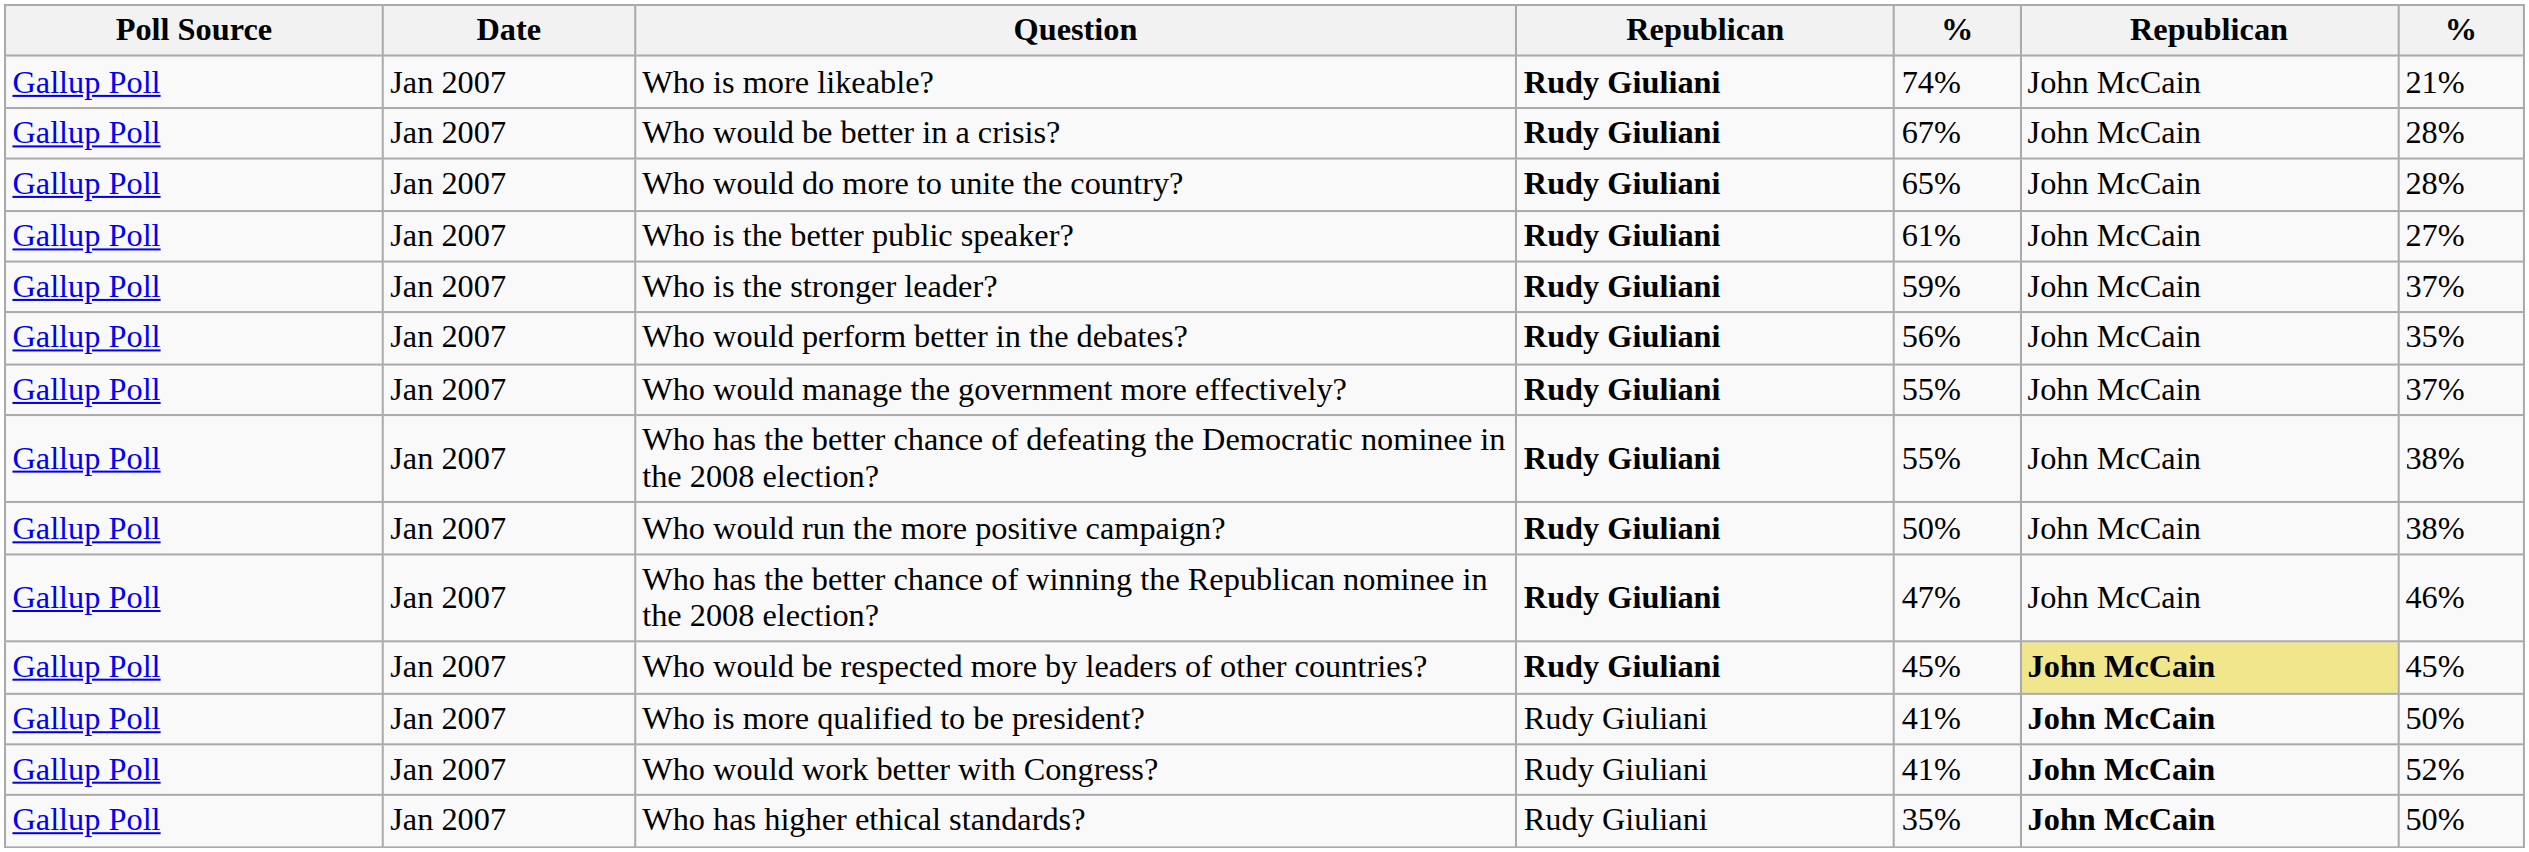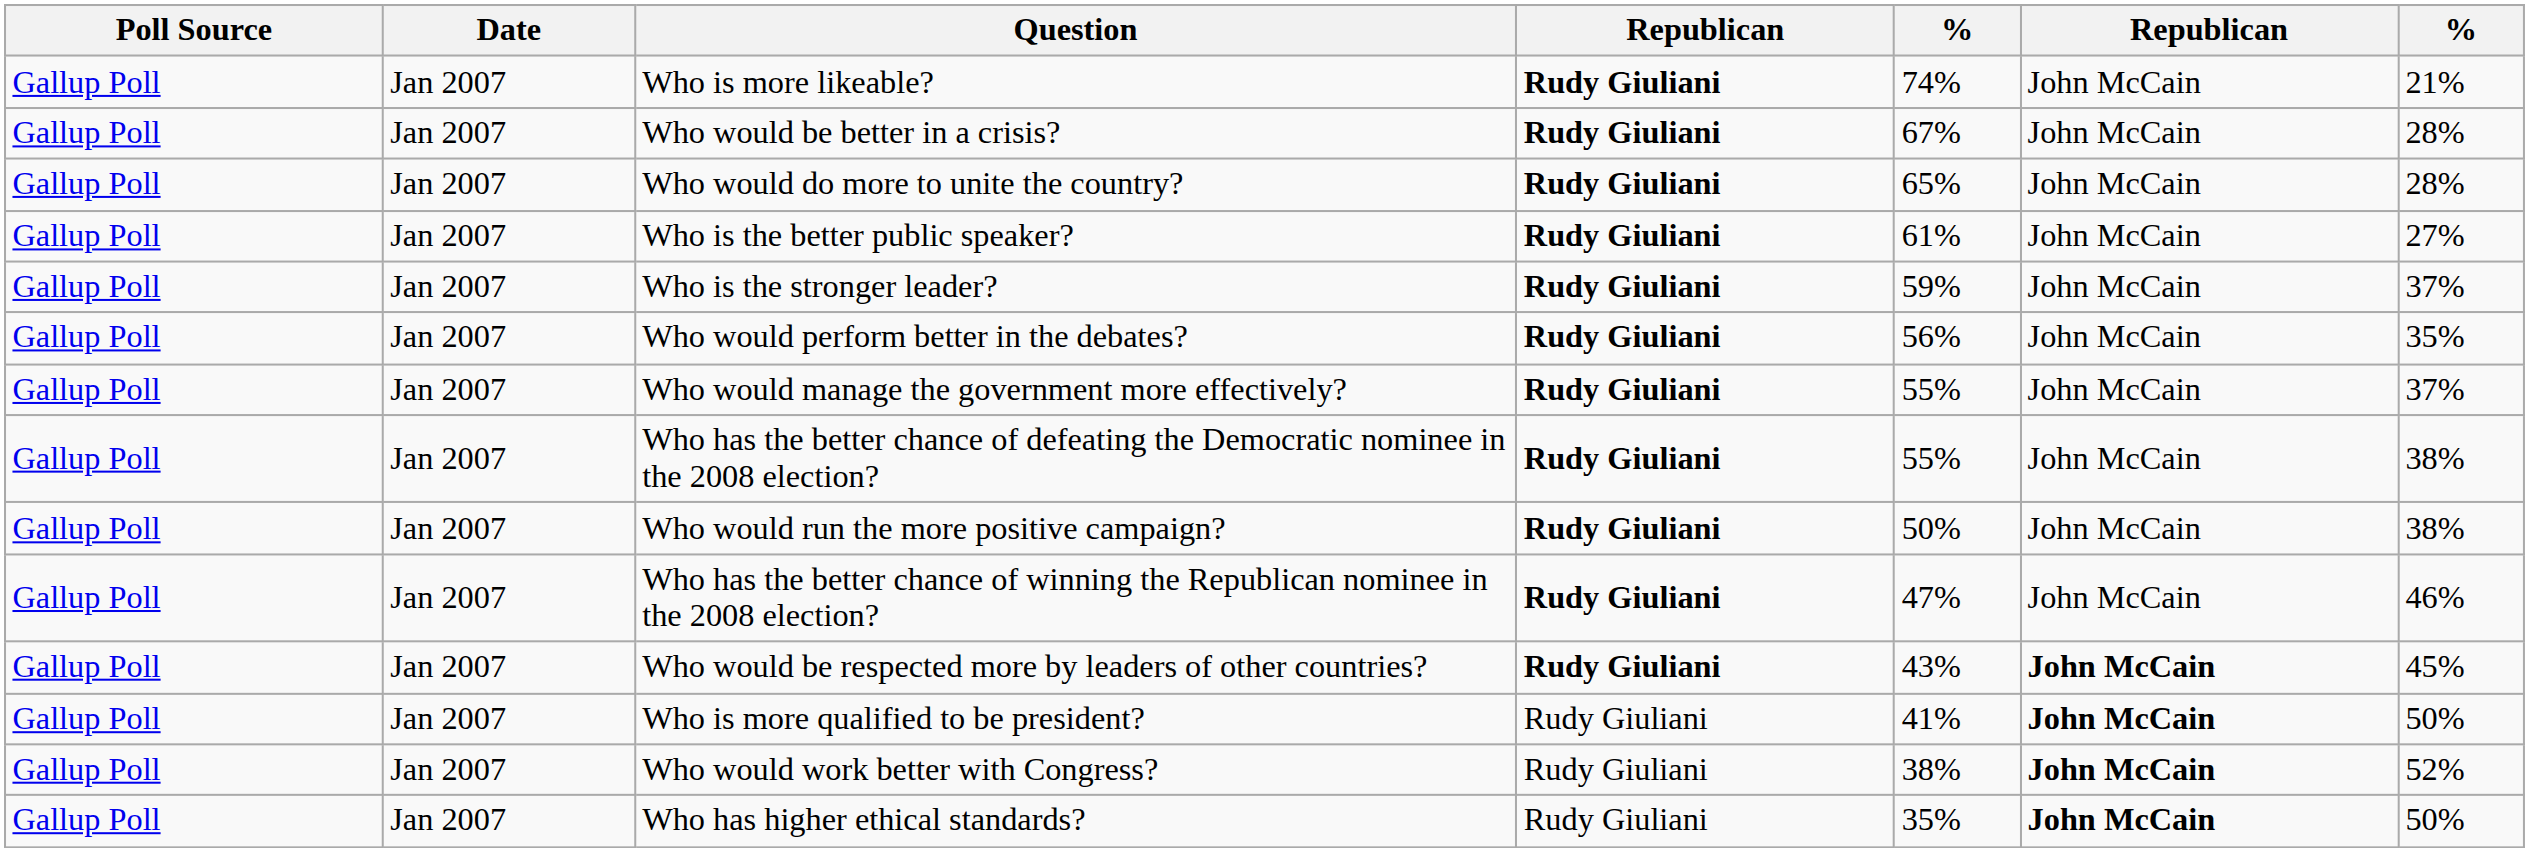(1931, 666) 45% -> (1931, 666) 43%
(2121, 666) khaki background -> (2121, 666) no background
(1931, 769) 41% -> (1931, 769) 38%
